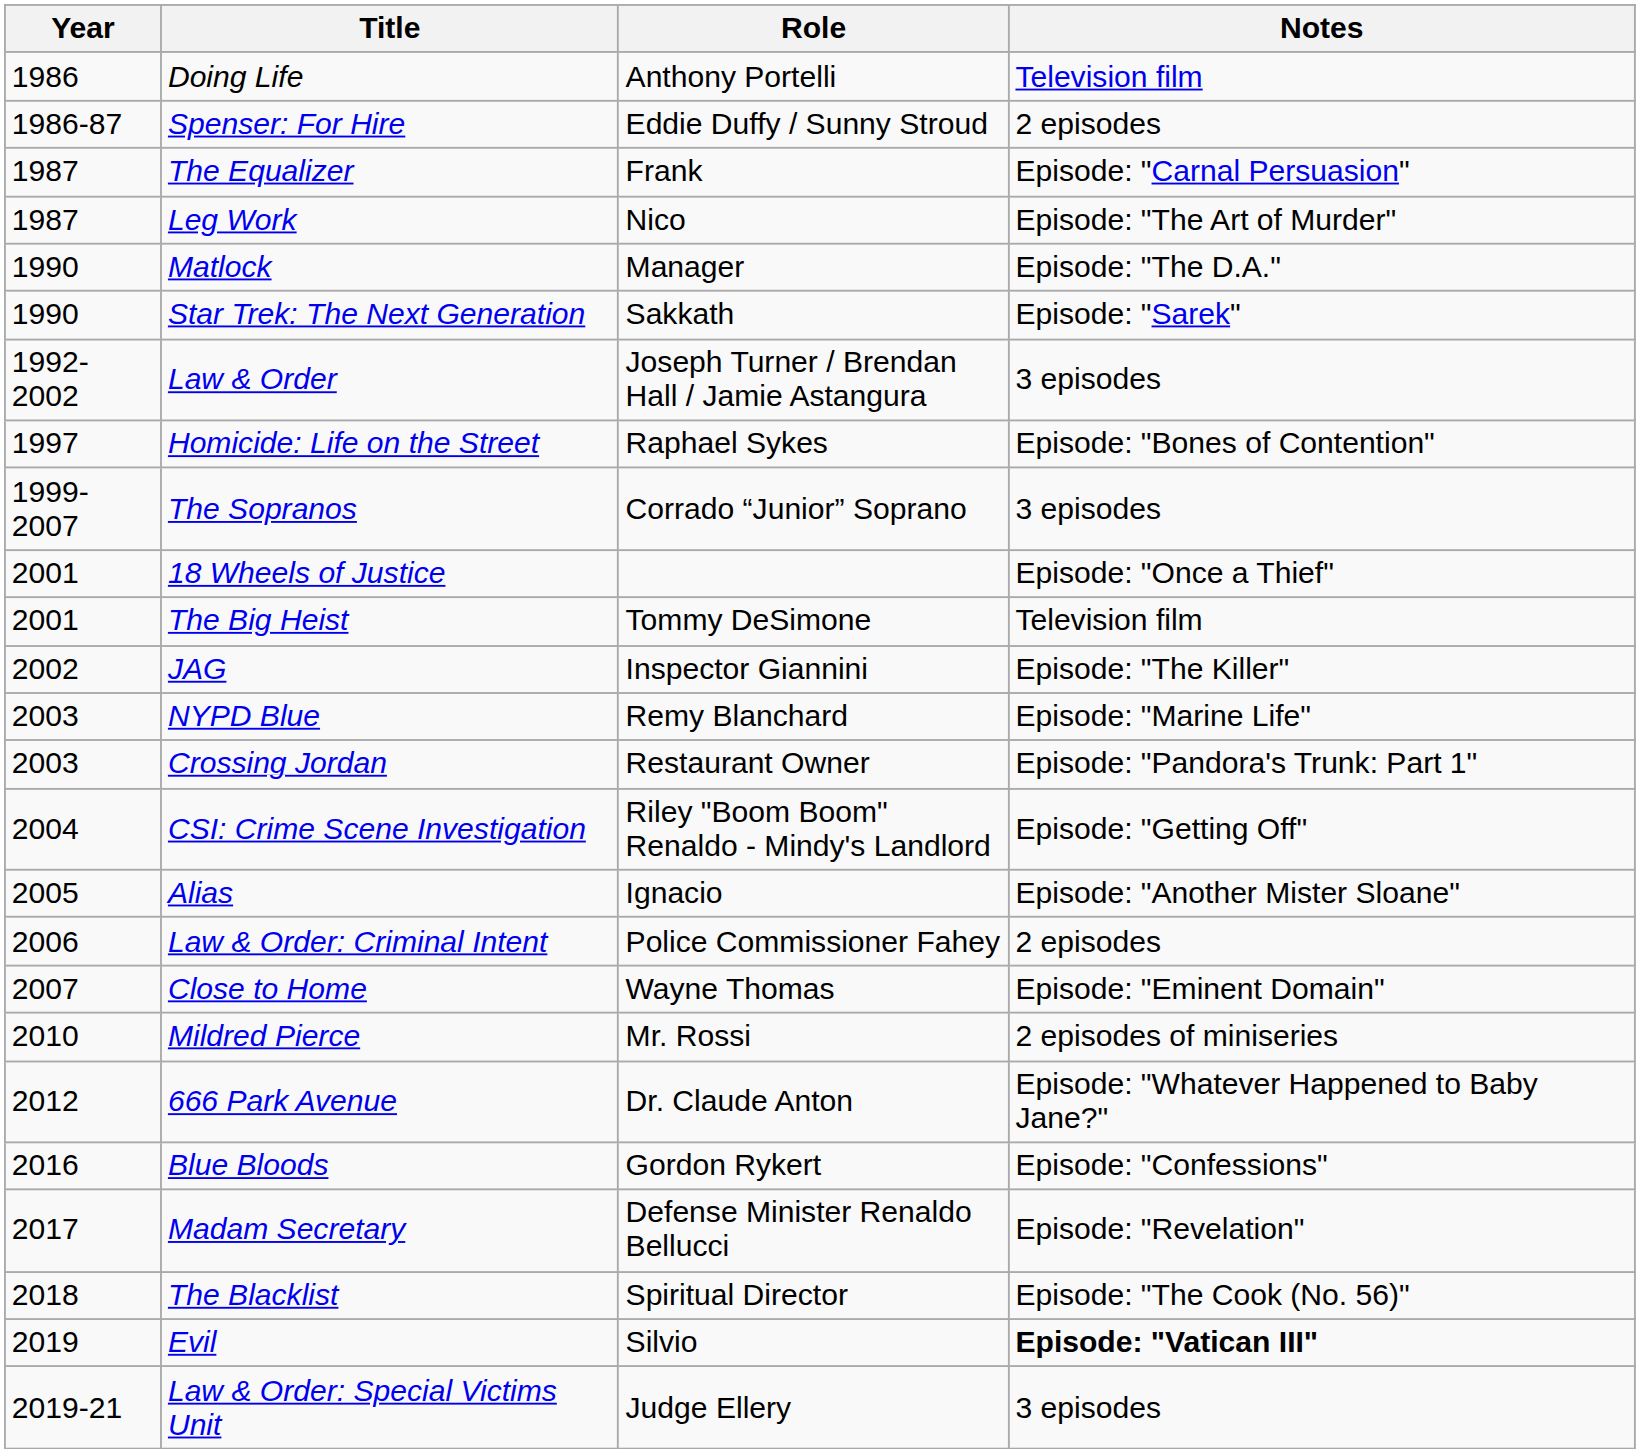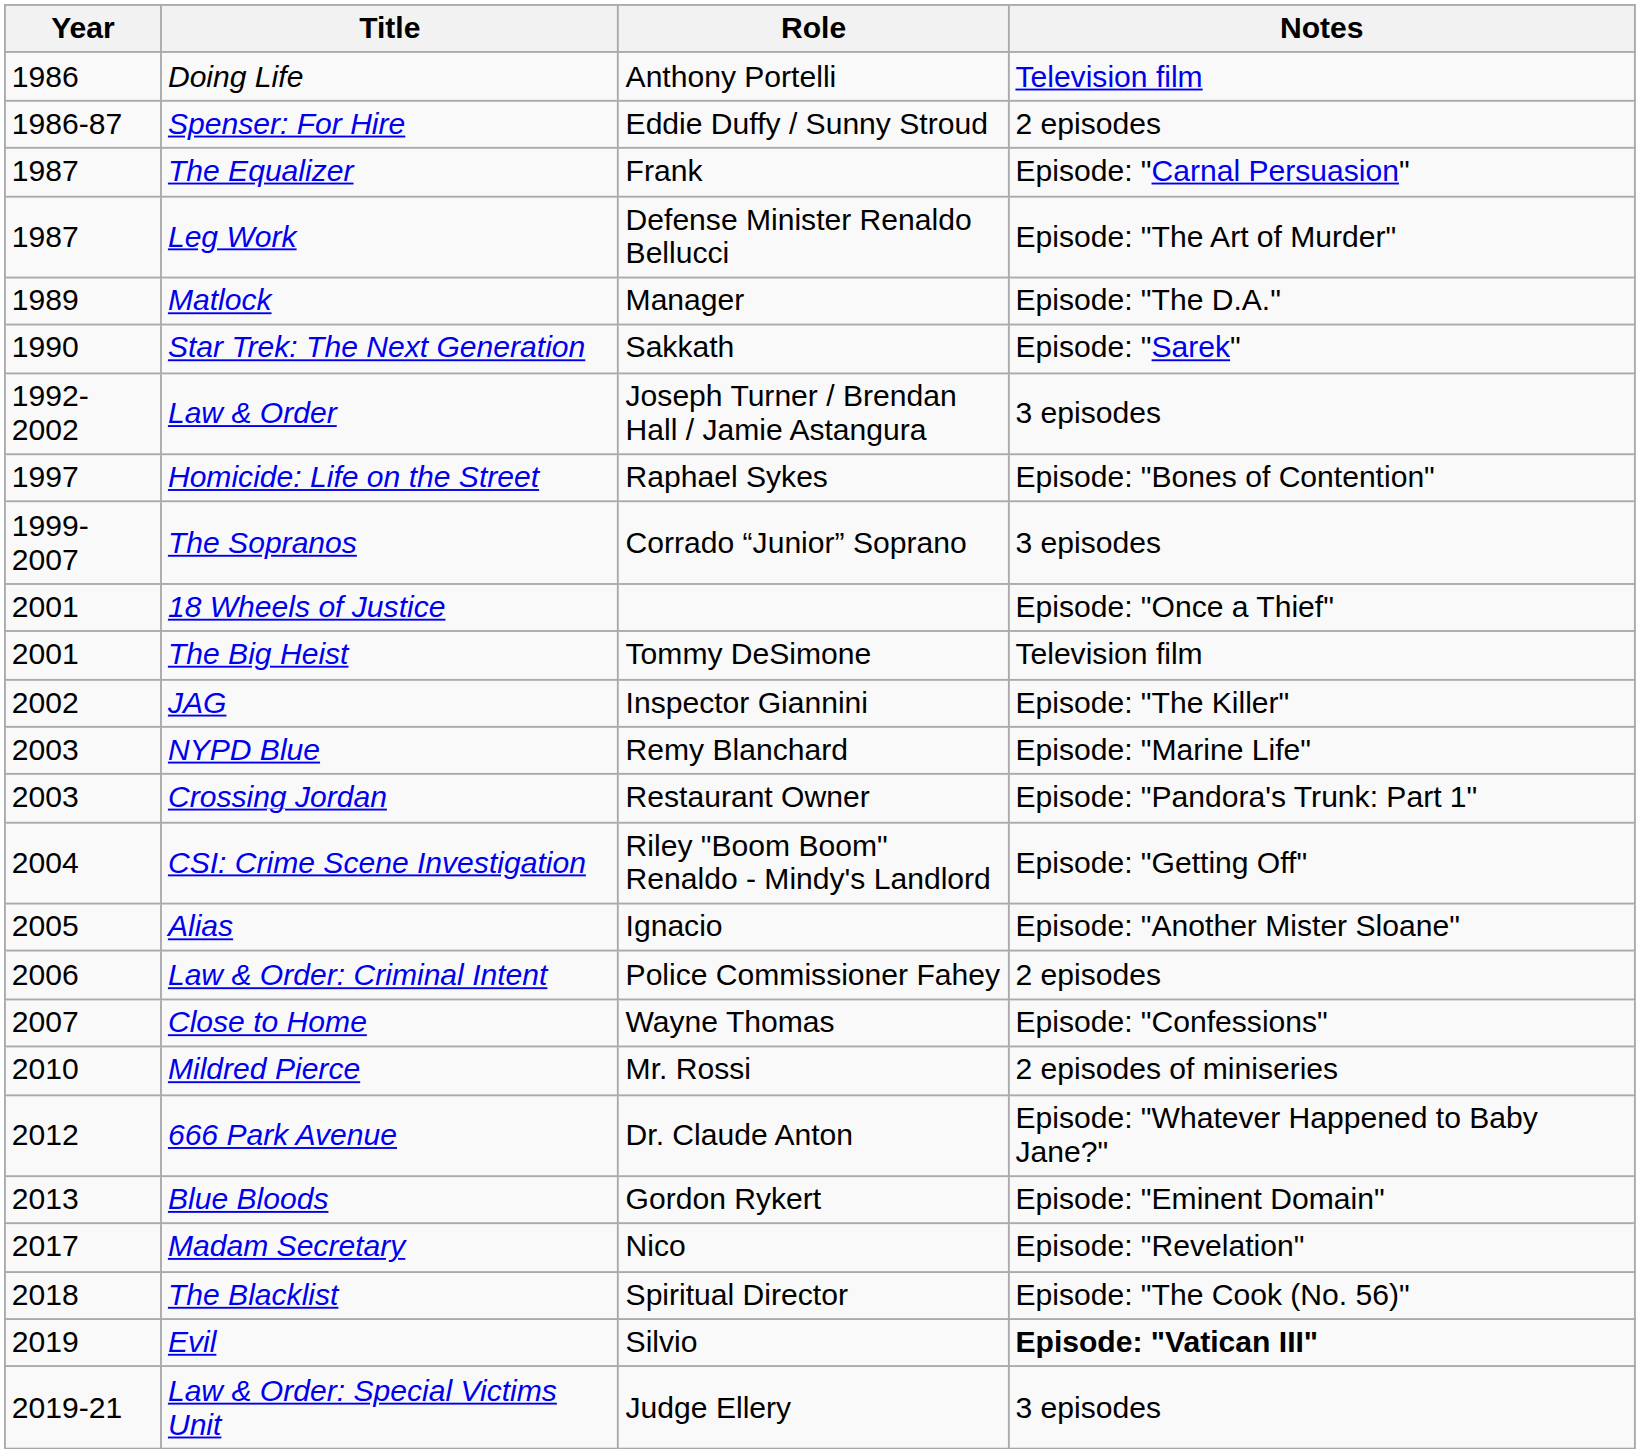(656, 219) Nico -> (799, 236) Defense Minister Renaldo Bellucci
(45, 266) 1990 -> (45, 300) 1989
(1200, 988) Episode: "Eminent Domain" -> (1172, 1022) Episode: "Confessions"
(45, 1165) 2016 -> (45, 1199) 2013
(1172, 1165) Episode: "Confessions" -> (1200, 1199) Episode: "Eminent Domain"
(799, 1230) Defense Minister Renaldo Bellucci -> (656, 1247) Nico
